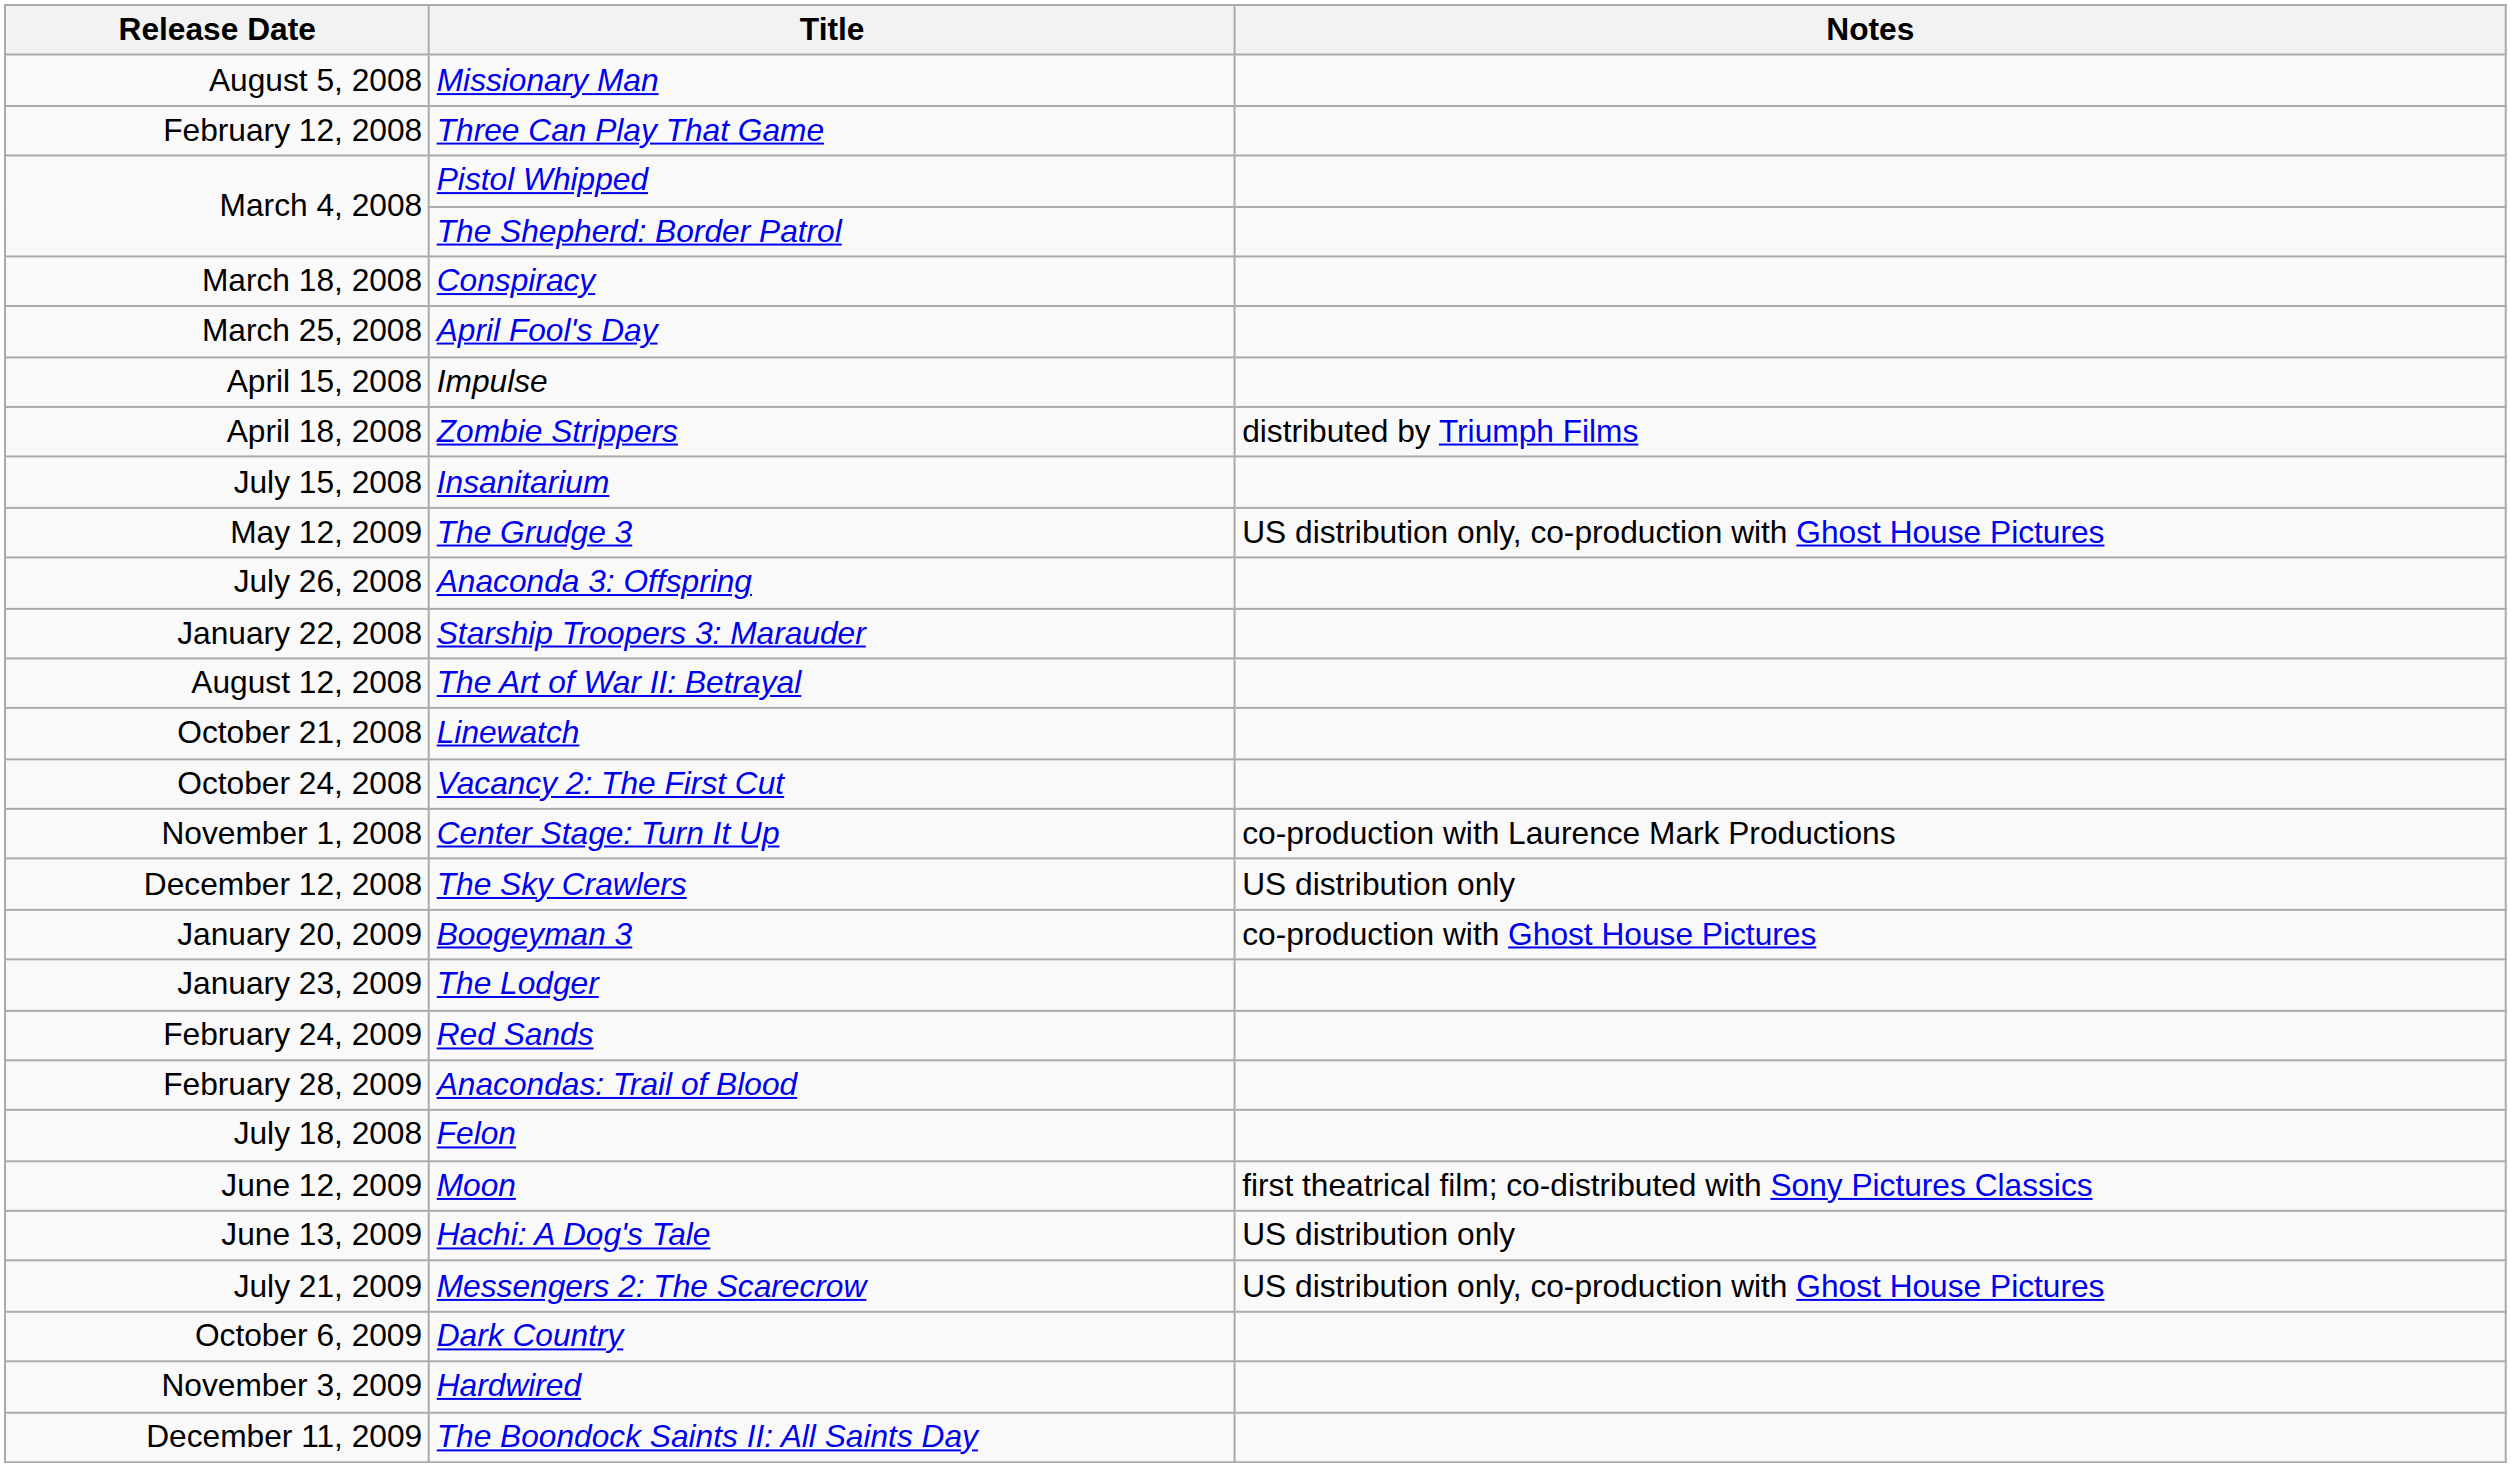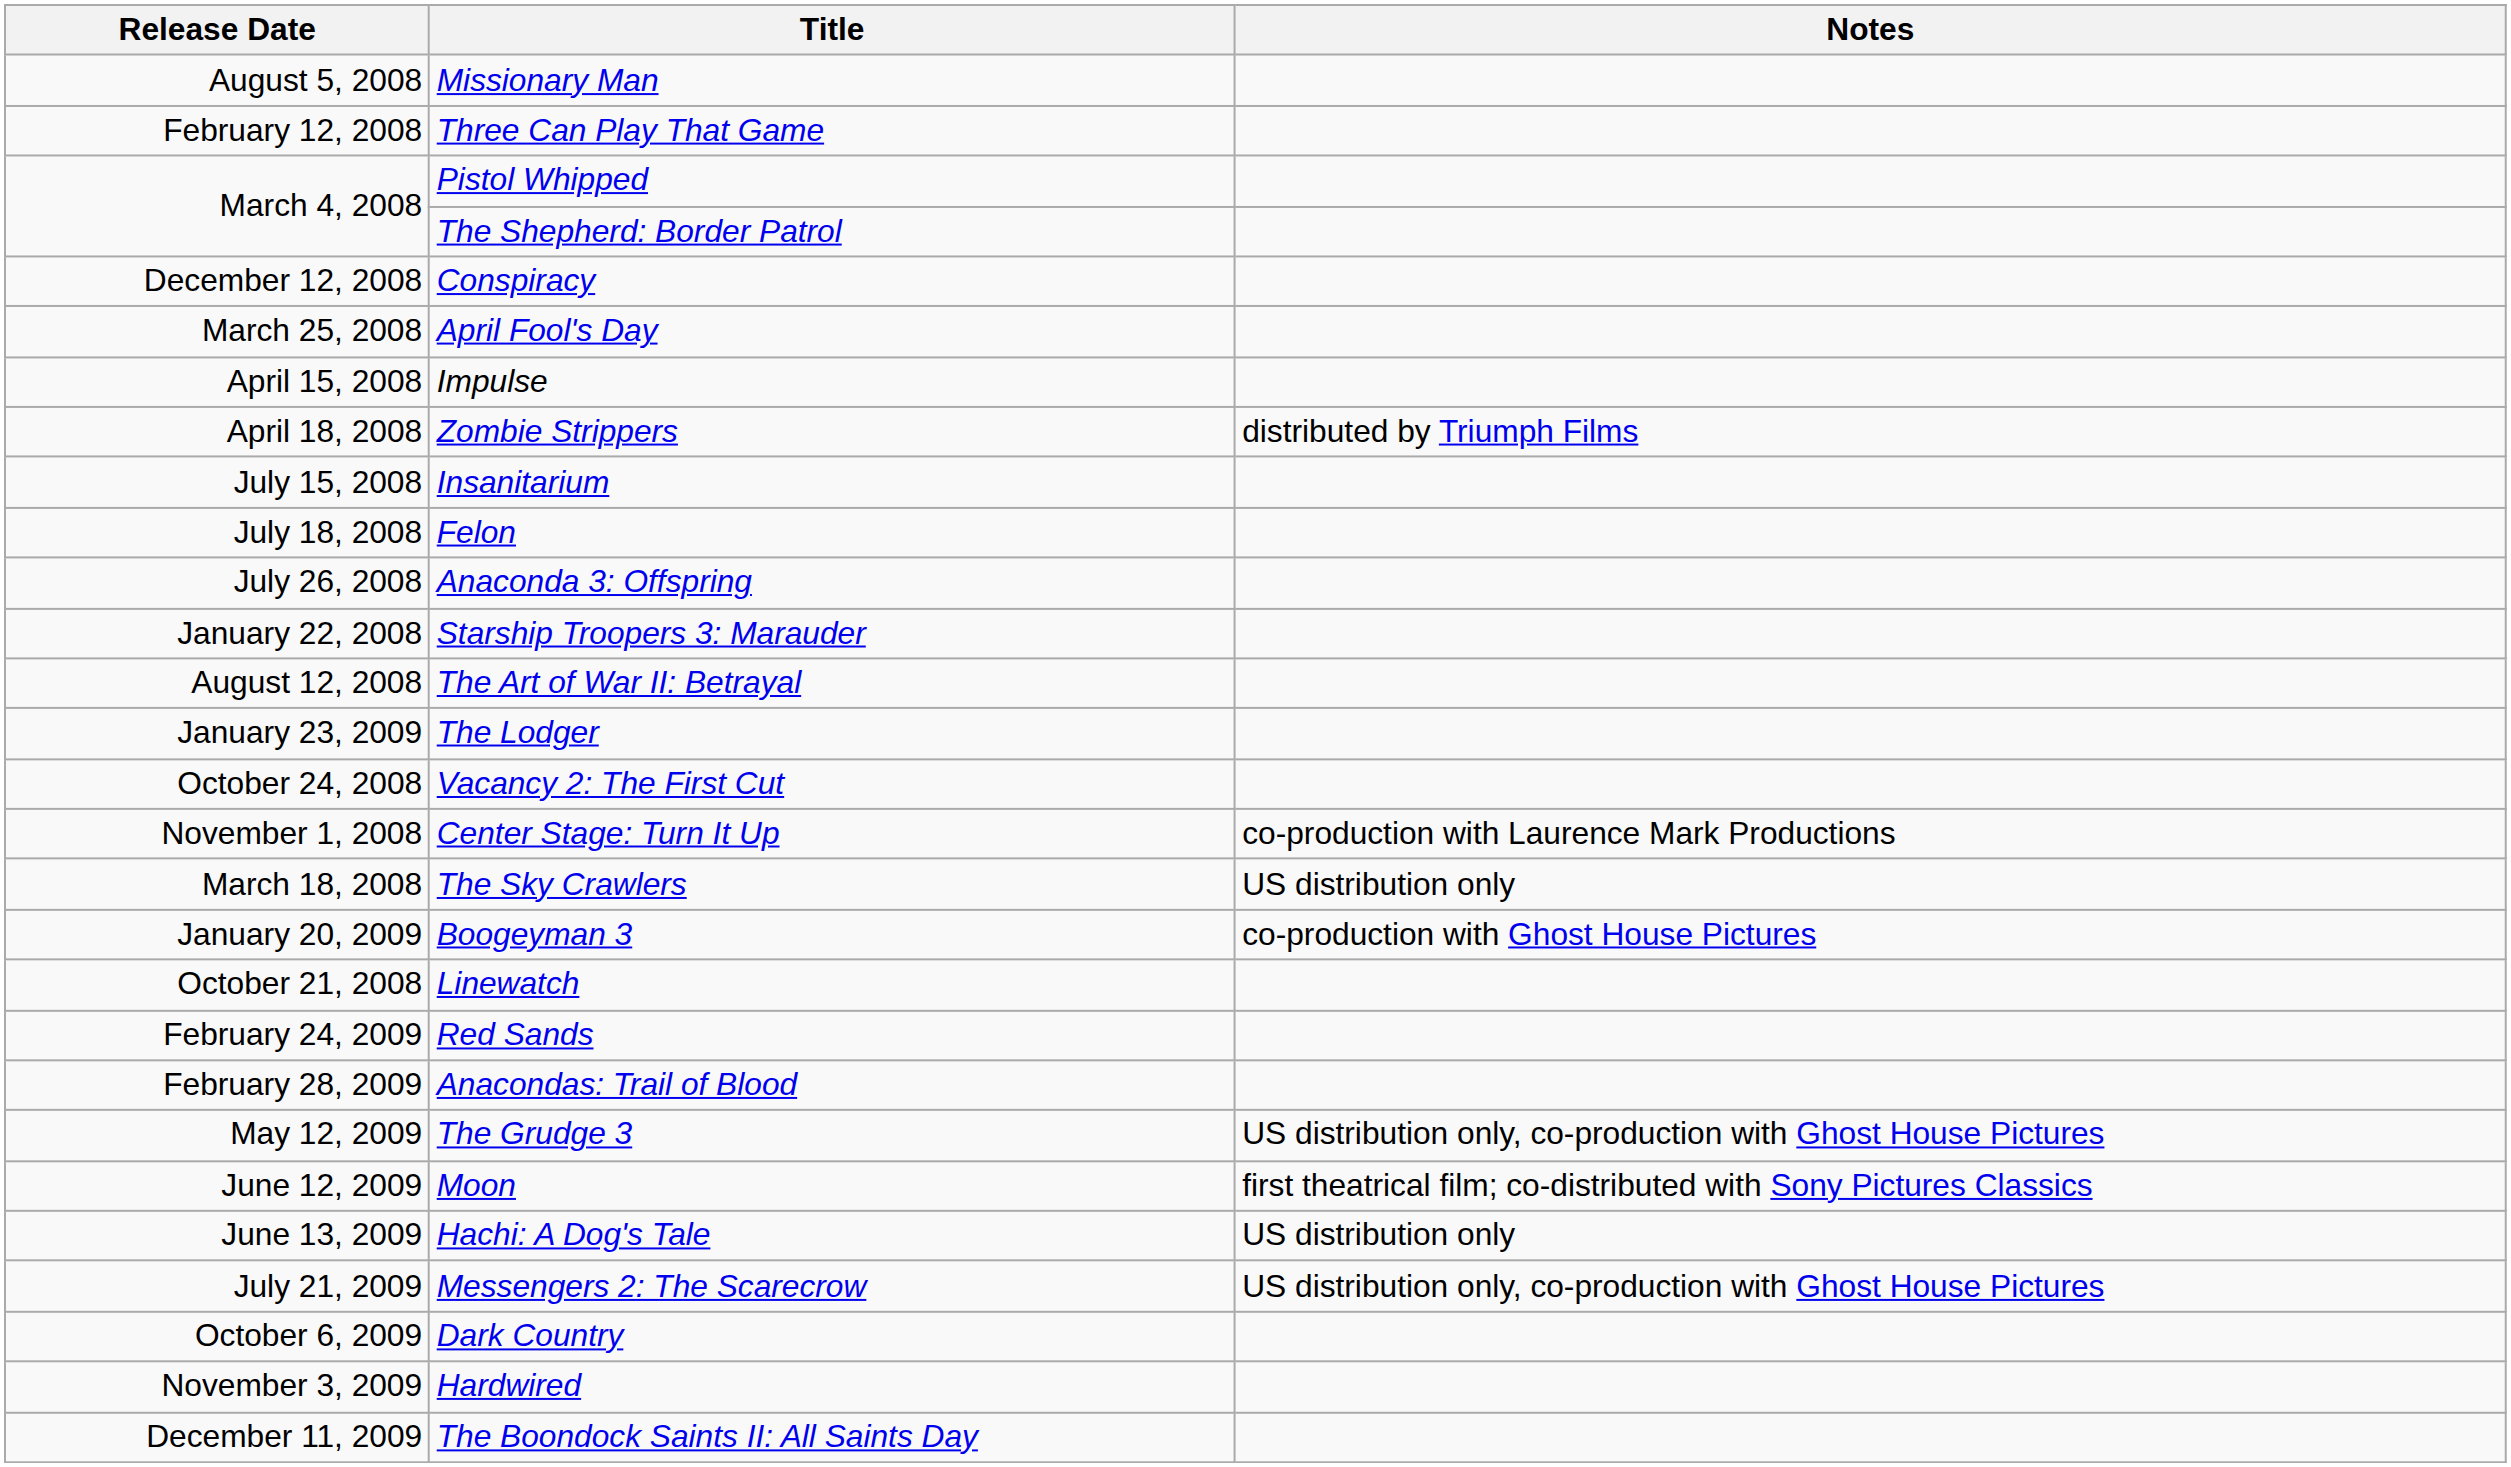(312, 280) March 18, 2008 -> (283, 280) December 12, 2008
rows swapped: (476, 1134) <-> (534, 532)
rows swapped: (508, 733) <-> (518, 984)
(283, 883) December 12, 2008 -> (312, 883) March 18, 2008
